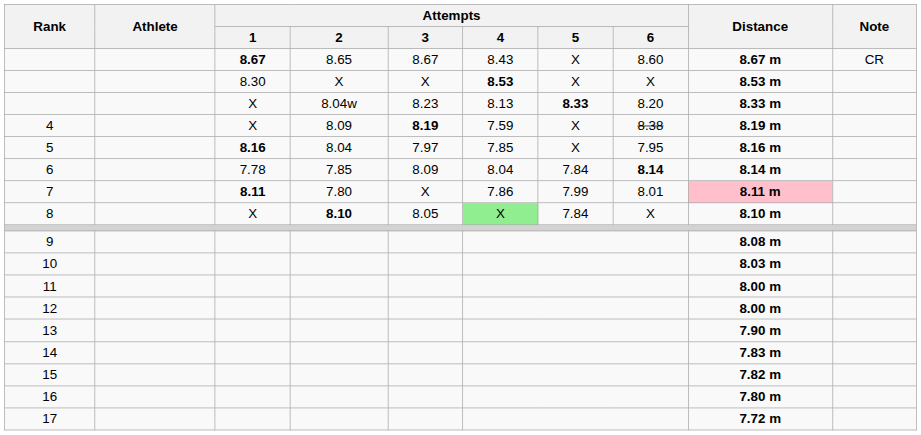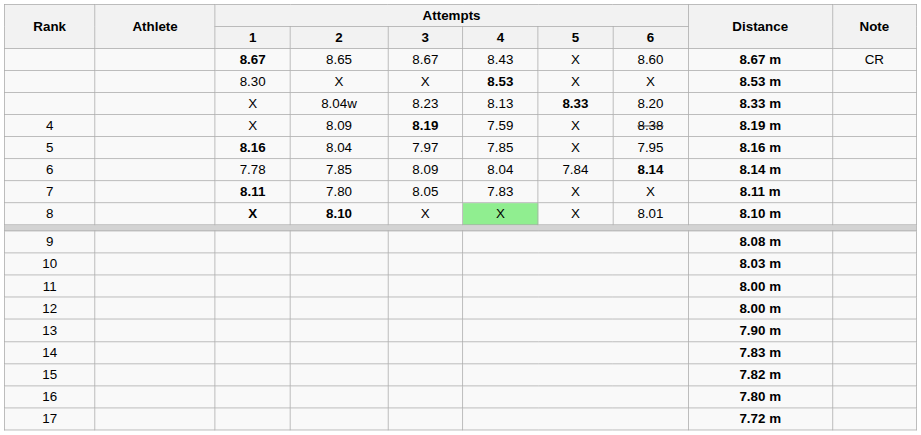(425, 191) X -> (425, 191) 8.05
(500, 191) 7.86 -> (500, 191) 7.83
(575, 191) 7.99 -> (575, 191) X
(650, 191) 8.01 -> (650, 191) X
(760, 191) pink background -> (760, 191) no background
(253, 213) normal -> (253, 213) bold
(425, 213) 8.05 -> (425, 213) X
(575, 213) 7.84 -> (575, 213) X
(650, 213) X -> (650, 213) 8.01
